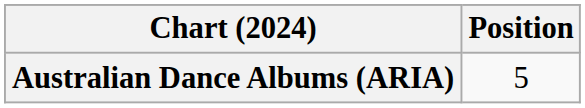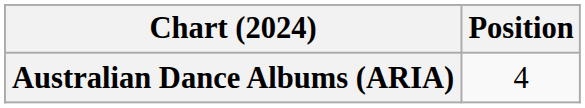(521, 77) 5 -> (521, 77) 4
